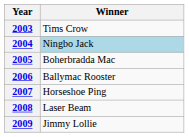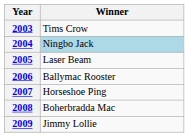(79, 60) Boherbradda Mac -> (67, 60) Laser Beam
(67, 108) Laser Beam -> (79, 108) Boherbradda Mac
